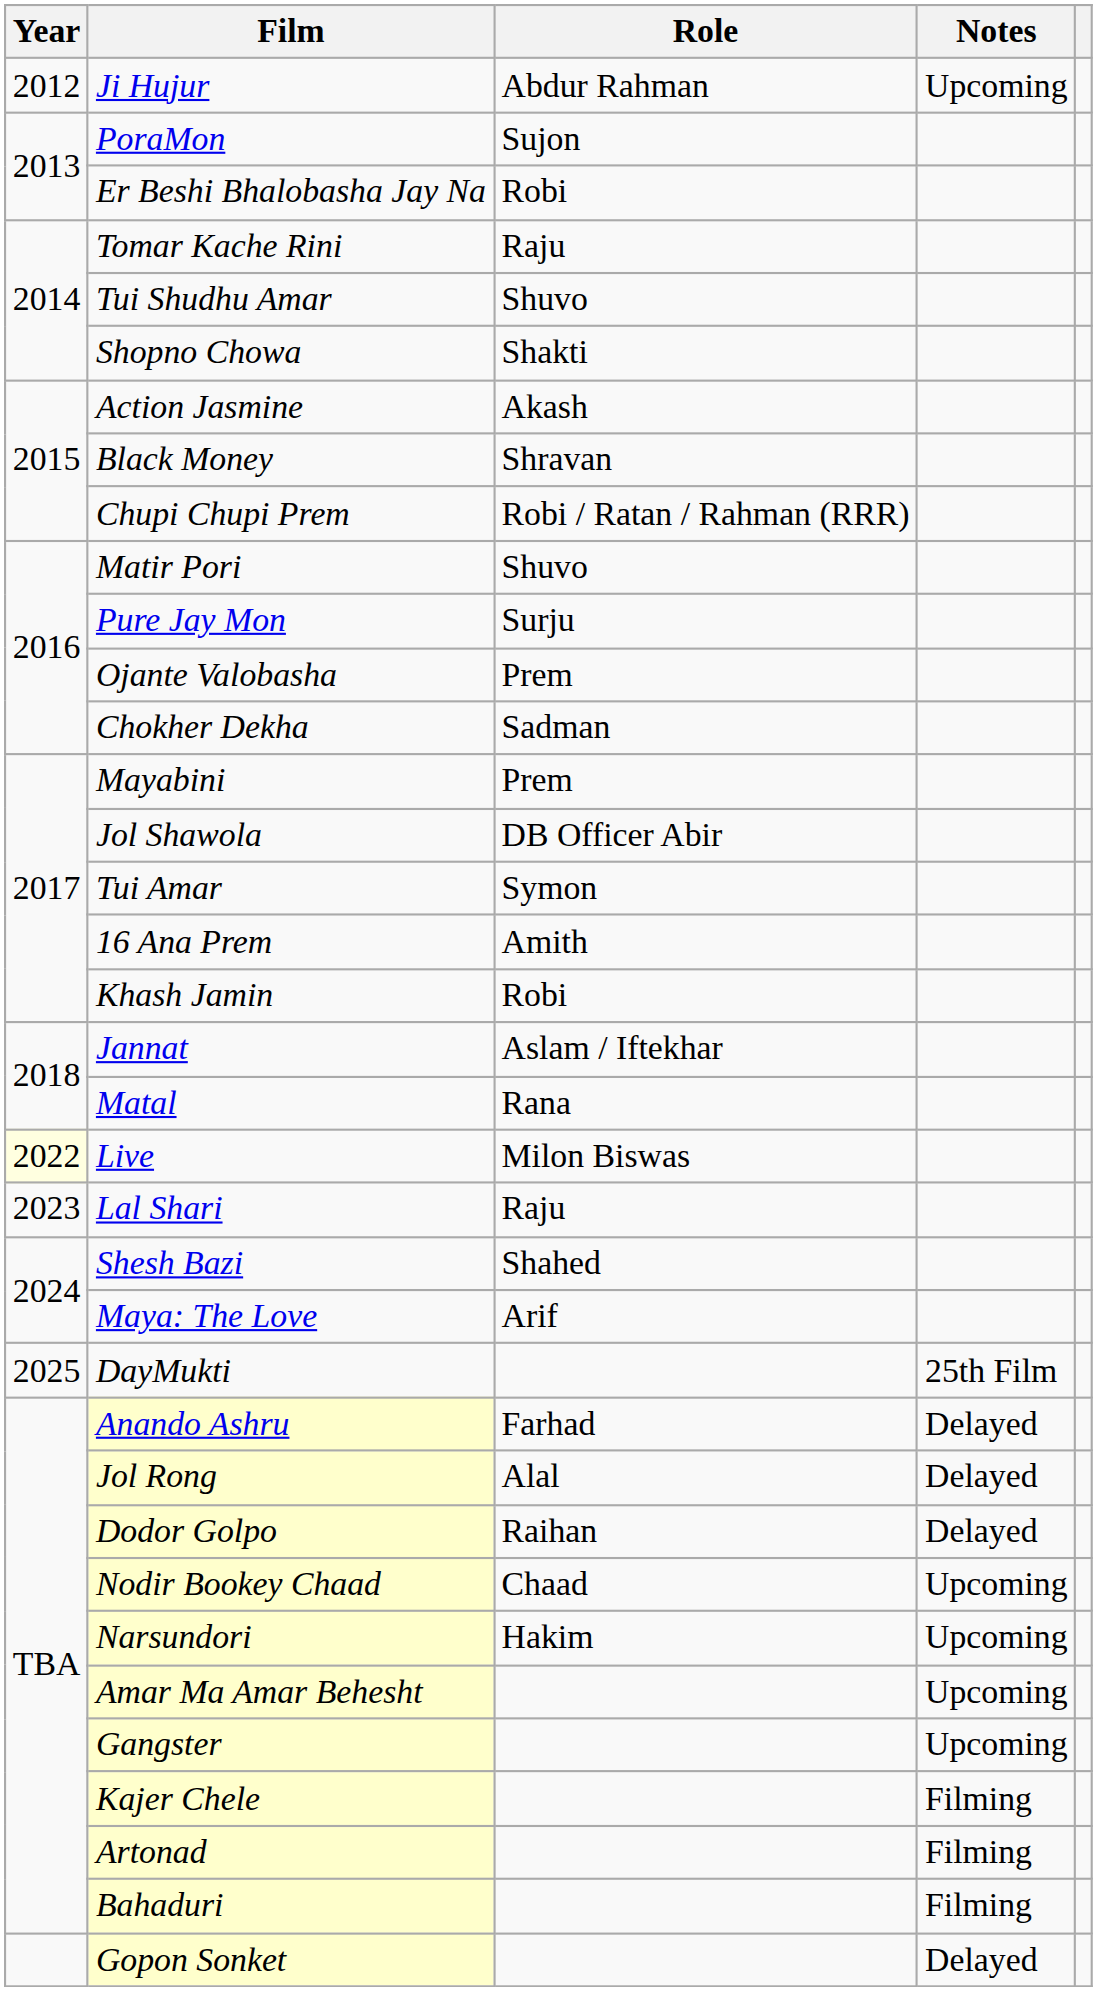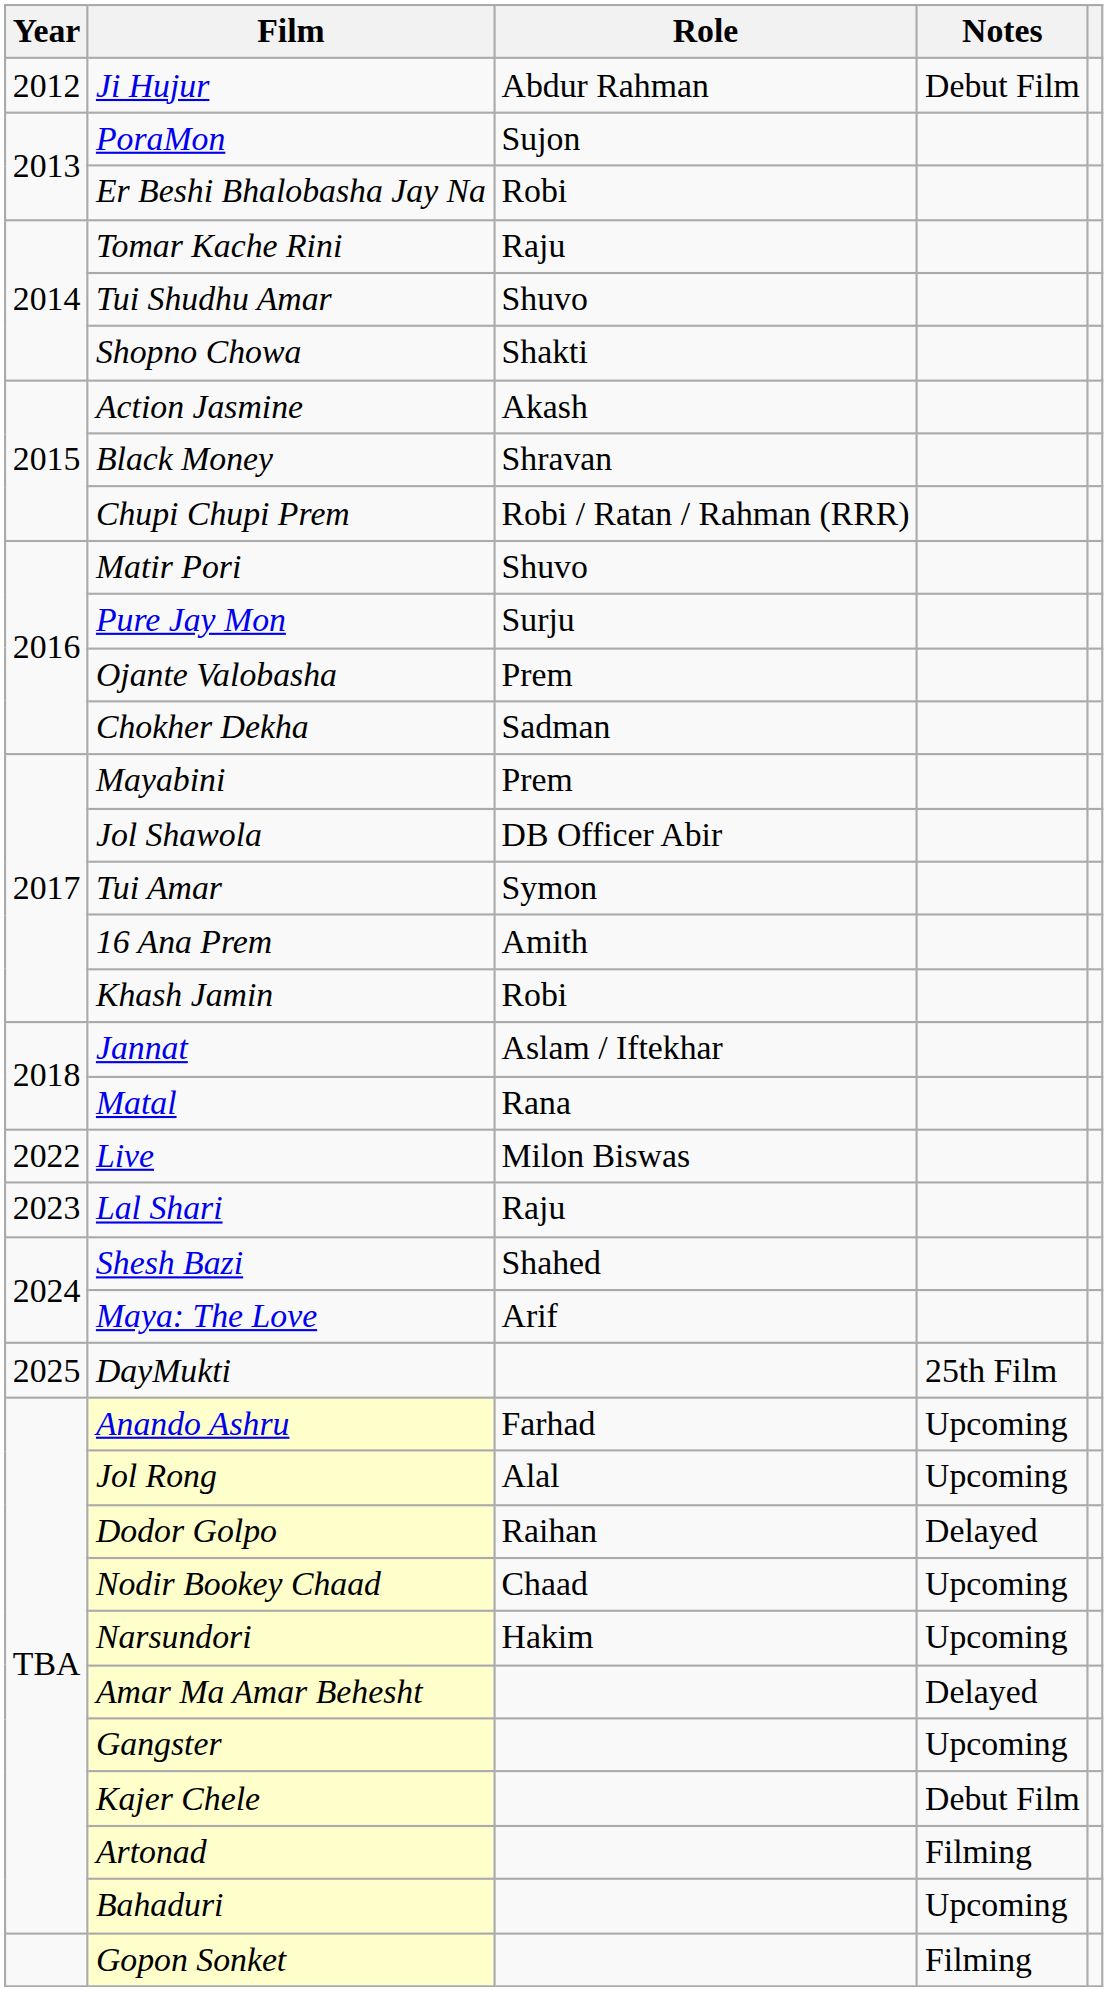(996, 84) Upcoming -> (1002, 84) Debut Film
(47, 1155) lightyellow background -> (47, 1155) no background
(981, 1423) Delayed -> (996, 1423) Upcoming
(981, 1476) Delayed -> (996, 1476) Upcoming
(996, 1691) Upcoming -> (981, 1691) Delayed
(979, 1798) Filming -> (1002, 1798) Debut Film
(979, 1905) Filming -> (996, 1905) Upcoming
(981, 1958) Delayed -> (979, 1958) Filming
